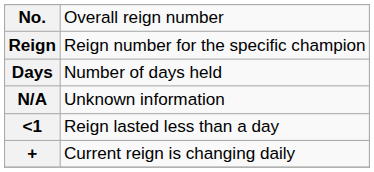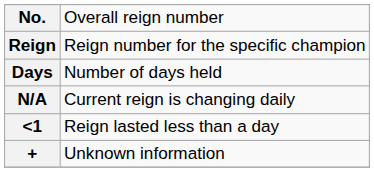(144, 99) Unknown information -> (180, 99) Current reign is changing daily
(180, 153) Current reign is changing daily -> (144, 153) Unknown information
